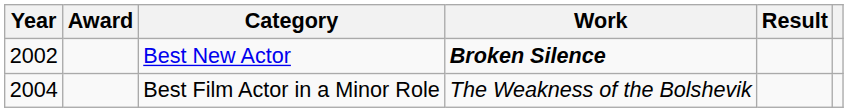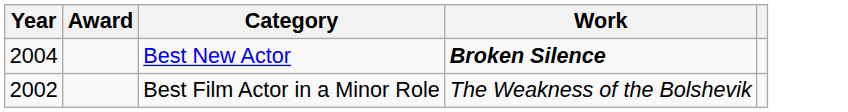- column: (795, 21)
(34, 55) 2002 -> (34, 55) 2004
(34, 90) 2004 -> (34, 90) 2002
